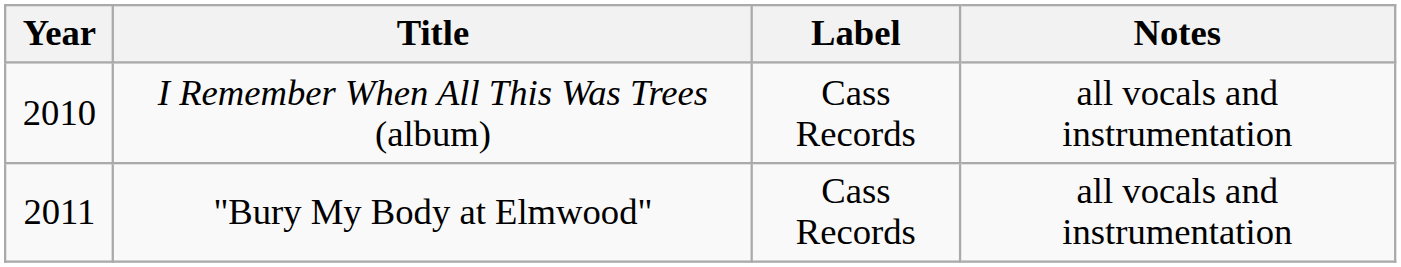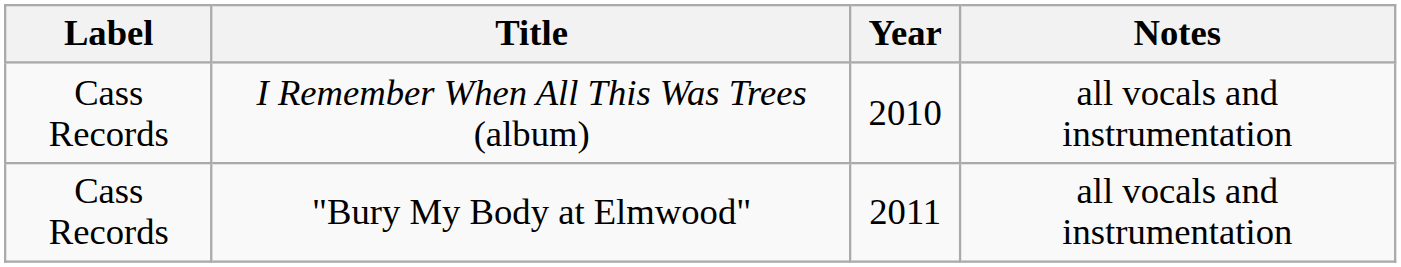columns swapped: (59, 33) <-> (856, 33)
